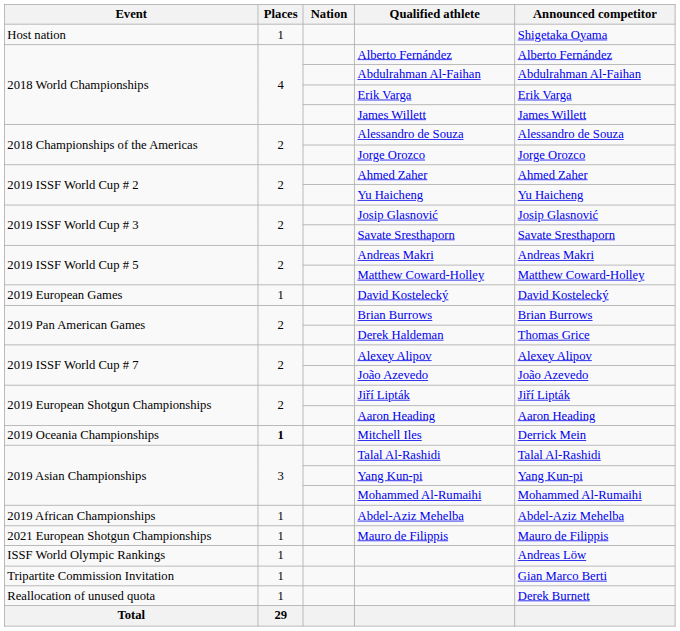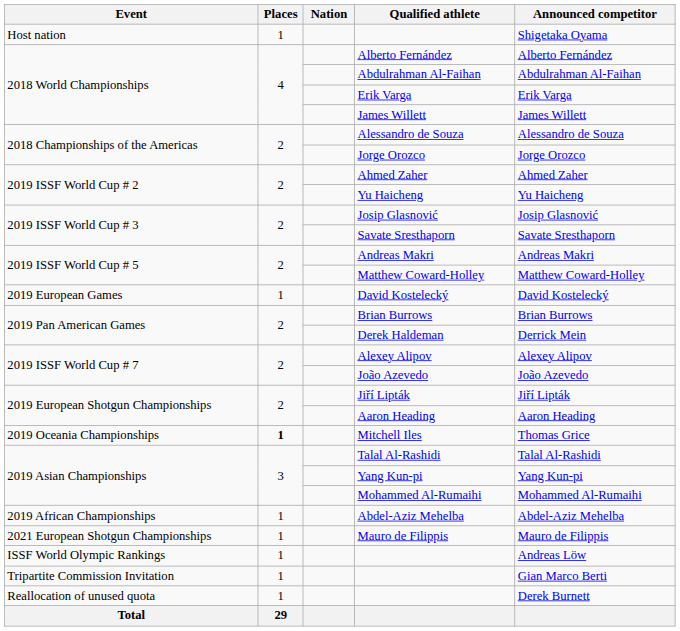(554, 335) Thomas Grice -> (552, 335) Derrick Mein
(552, 435) Derrick Mein -> (554, 435) Thomas Grice
